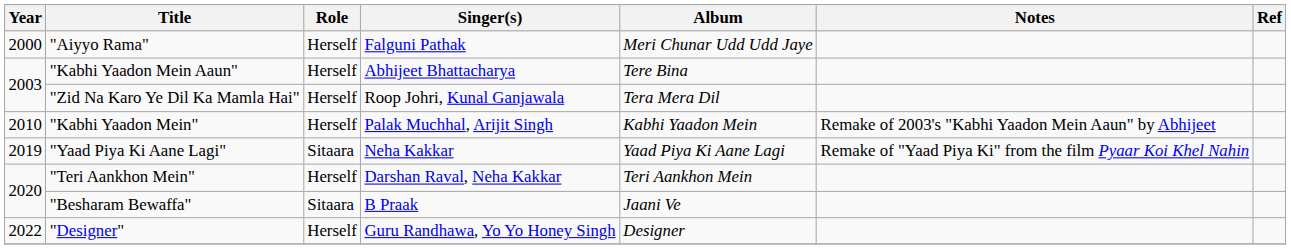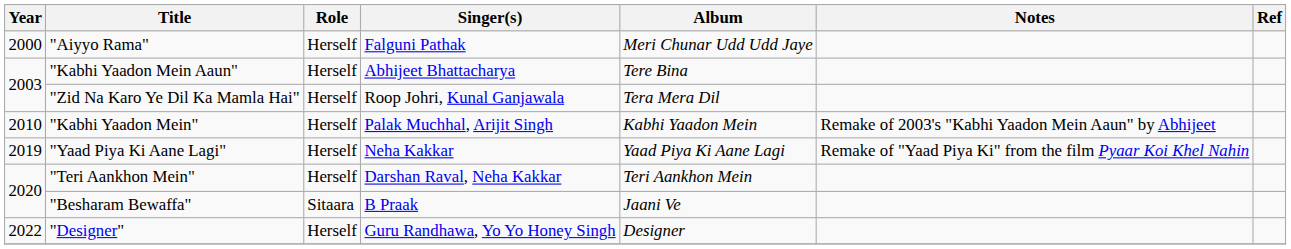(331, 151) Sitaara -> (332, 151) Herself
